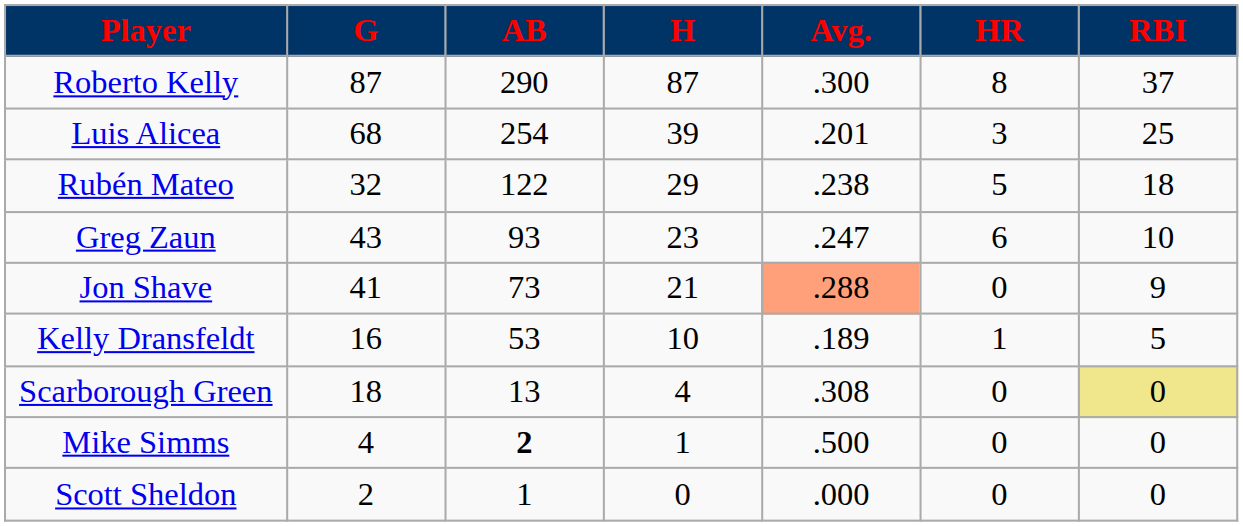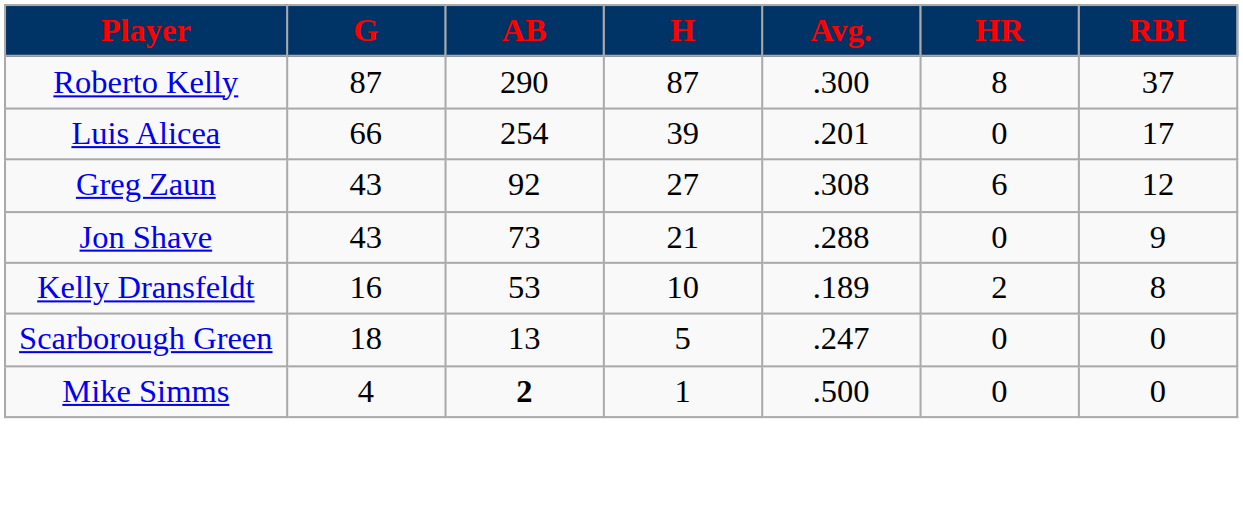(366, 133) 68 -> (366, 133) 66
(999, 133) 3 -> (999, 133) 0
(1158, 133) 25 -> (1158, 133) 17
- row: (146, 184)
(524, 236) 93 -> (524, 184) 92
(683, 236) 23 -> (683, 184) 27
(841, 236) .247 -> (841, 184) .308
(1158, 236) 10 -> (1158, 184) 12
(366, 287) 41 -> (366, 236) 43
(841, 287) lightsalmon background -> (841, 236) no background
(999, 339) 1 -> (999, 287) 2
(1158, 339) 5 -> (1158, 287) 8
(683, 390) 4 -> (683, 339) 5
(841, 390) .308 -> (841, 339) .247
(1158, 390) khaki background -> (1158, 339) no background
- row: (146, 493)
